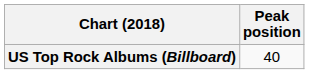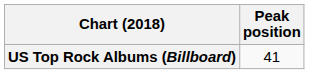(272, 56) 40 -> (272, 56) 41
